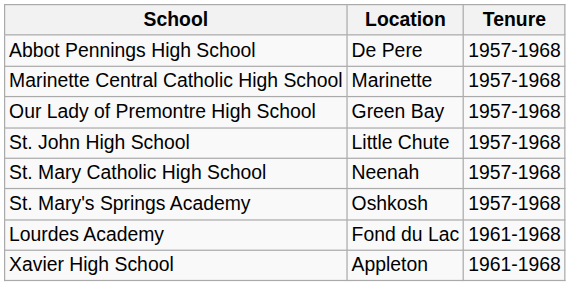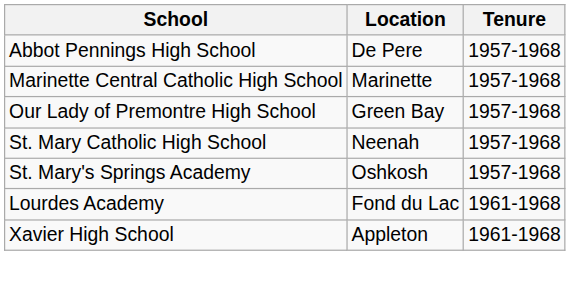- row: (99, 142)
